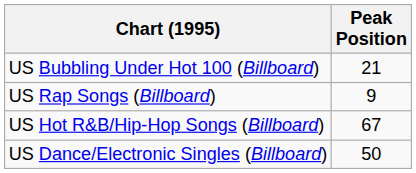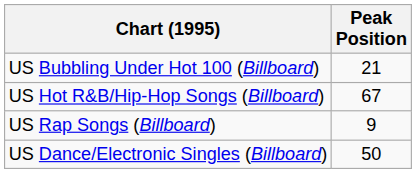rows swapped: (166, 125) <-> (112, 96)
